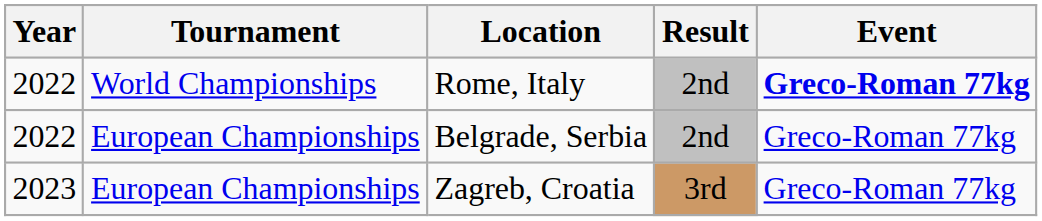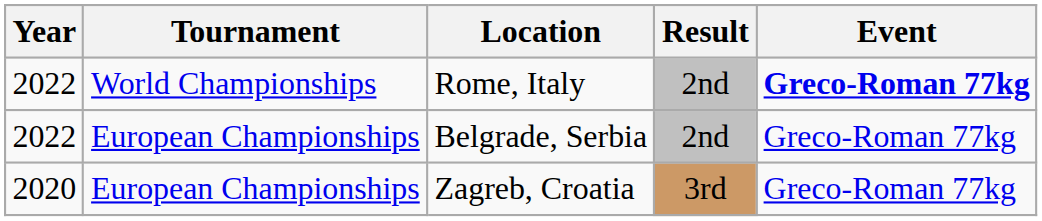(44, 188) 2023 -> (44, 188) 2020
